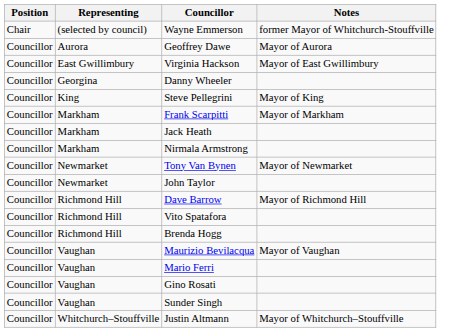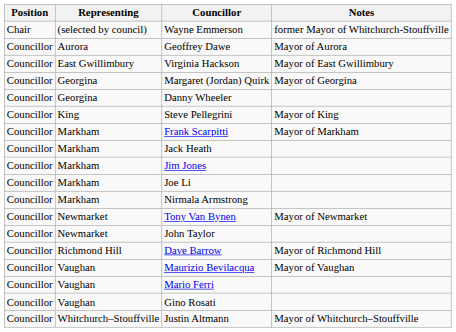+ row: (217, 81)
+ row: (185, 166)
+ row: (177, 183)
- row: (195, 217)
- row: (193, 234)
- row: (193, 302)
